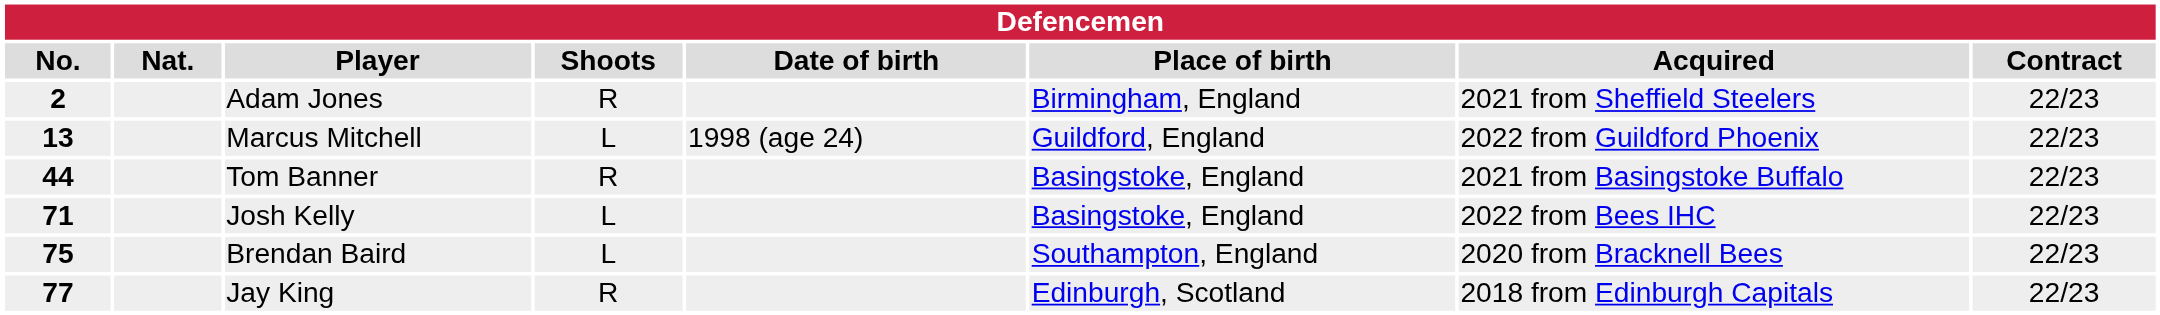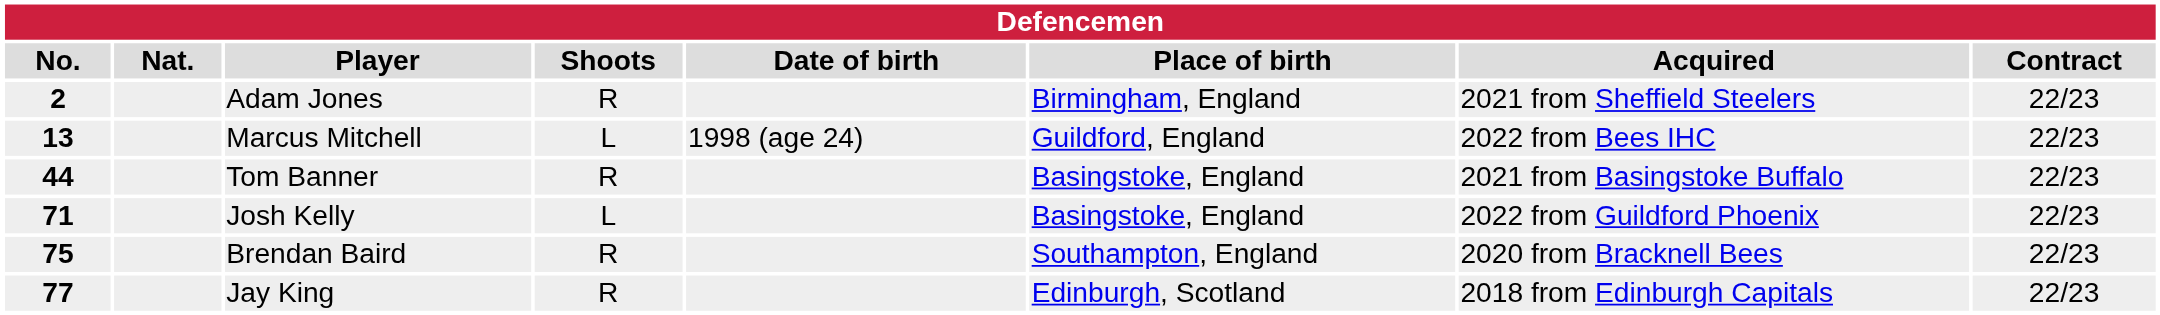(1640, 137) 2022 from Guildford Phoenix -> (1588, 137) 2022 from Bees IHC
(1588, 215) 2022 from Bees IHC -> (1640, 215) 2022 from Guildford Phoenix
(608, 254) L -> (608, 254) R
